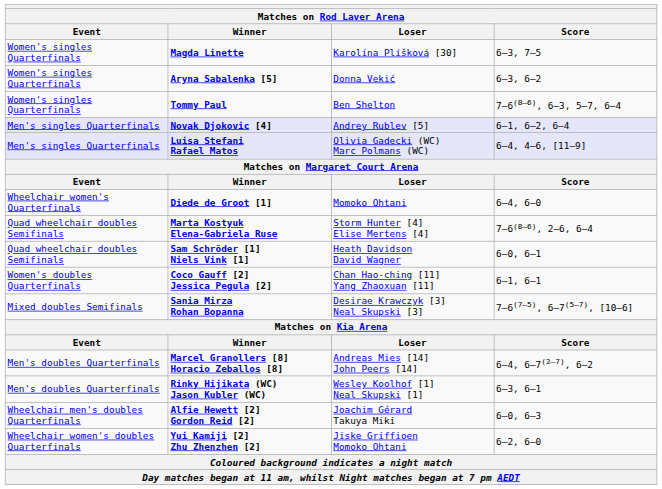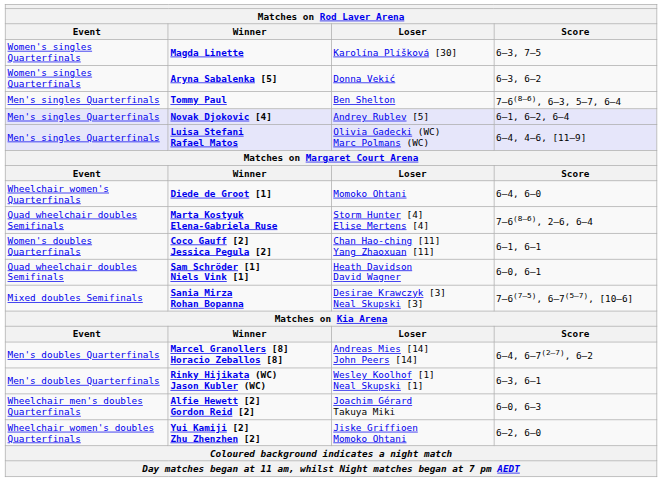(50, 104) Women's singles Quarterfinals -> (84, 100) Men's singles Quarterfinals
rows swapped: (221, 281) <-> (215, 254)
